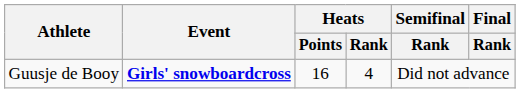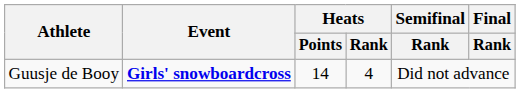(320, 74) 16 -> (320, 74) 14
